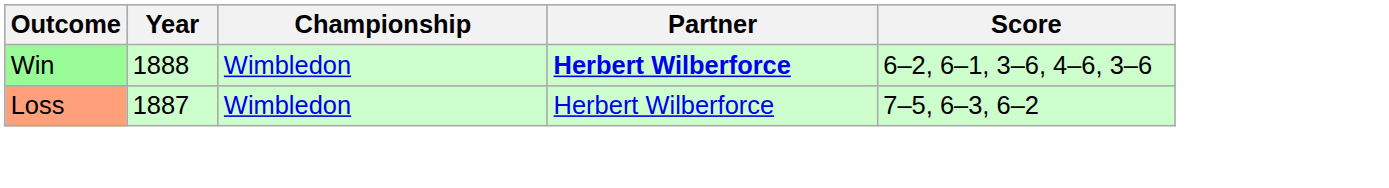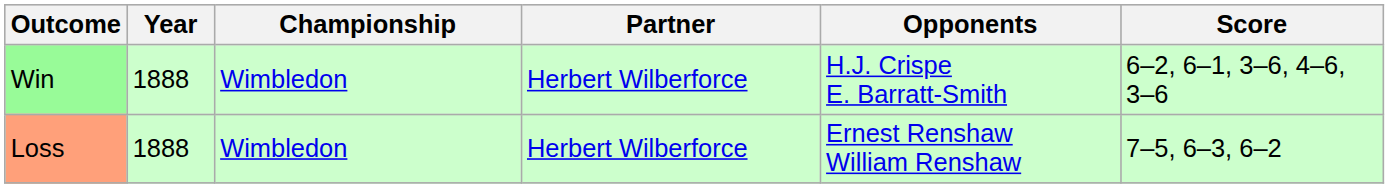+ column: (970, 24)
(672, 65) bold -> (637, 79) normal
(161, 105) 1887 -> (161, 148) 1888
